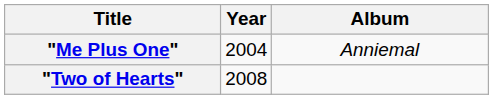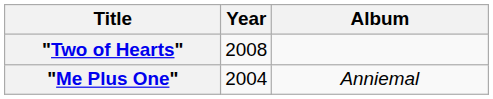rows swapped: (113, 49) <-> (113, 79)
